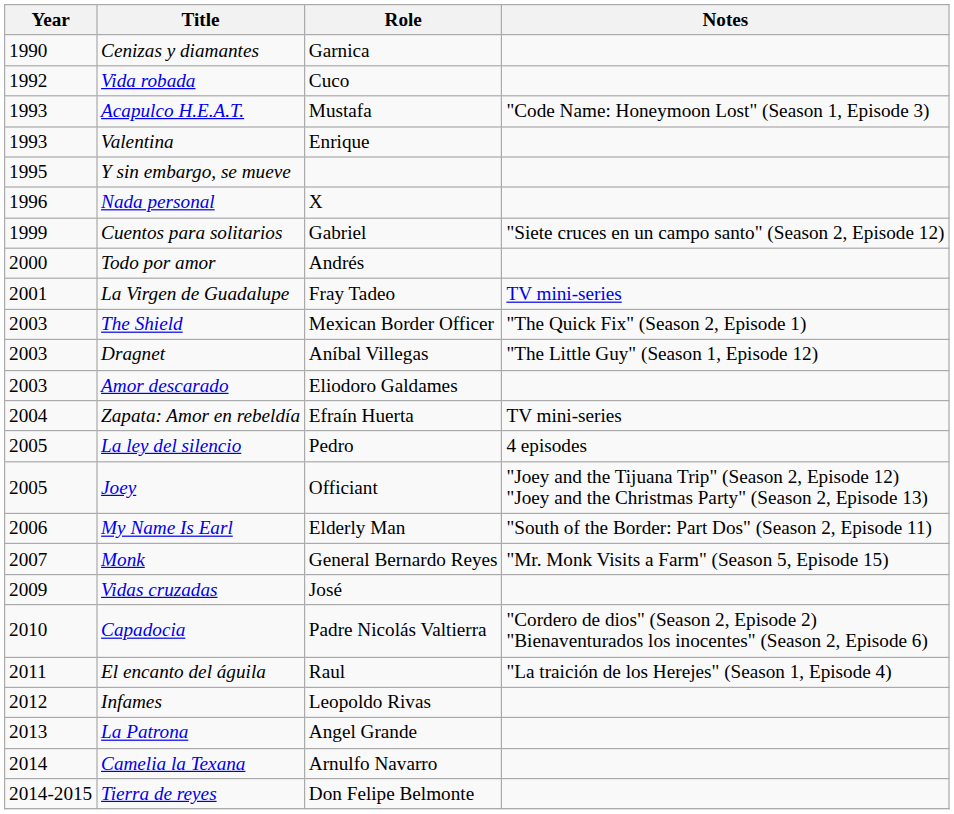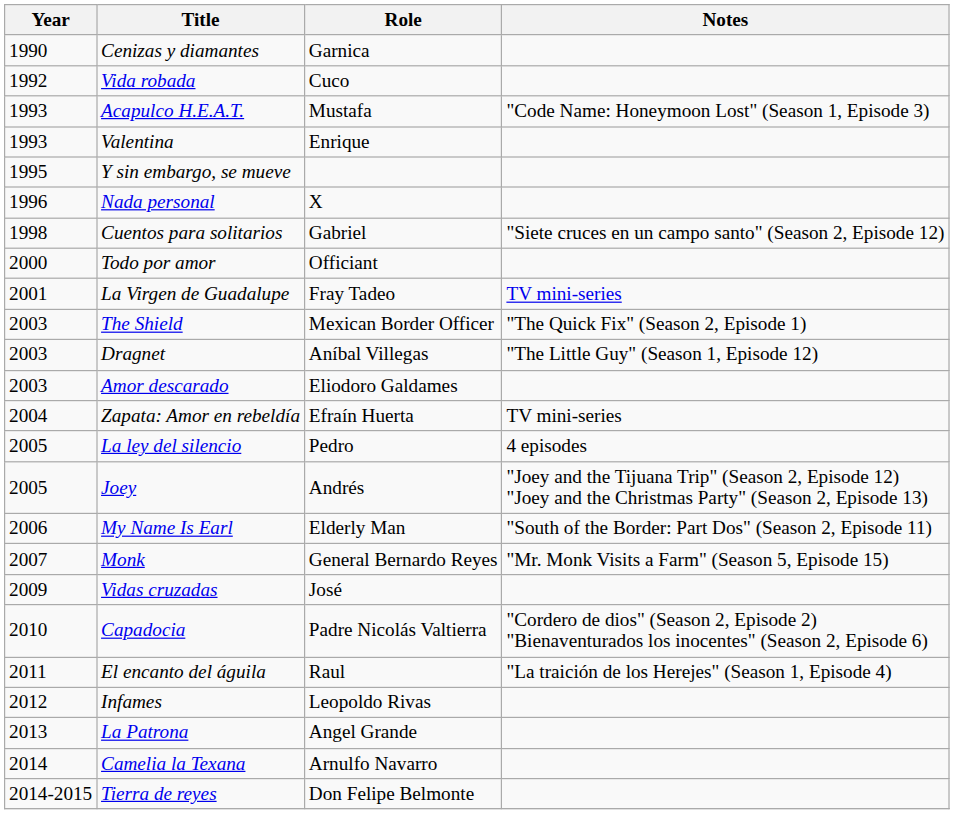(28, 232) 1999 -> (28, 232) 1998
(337, 263) Andrés -> (343, 263) Officiant
(343, 487) Officiant -> (337, 487) Andrés
